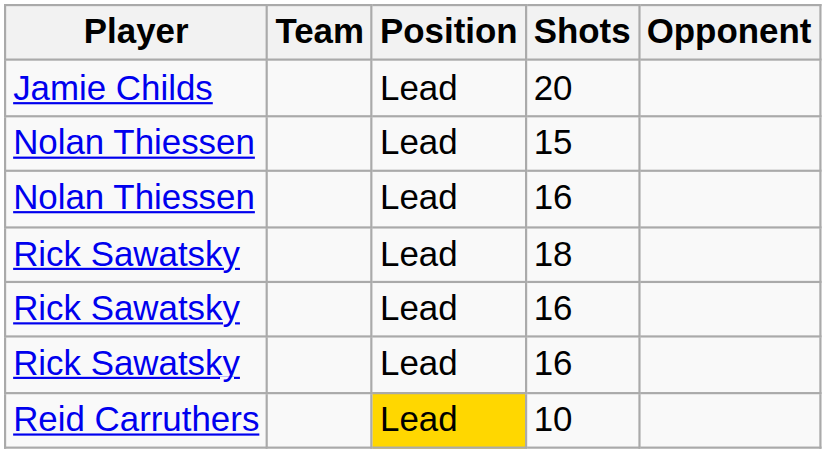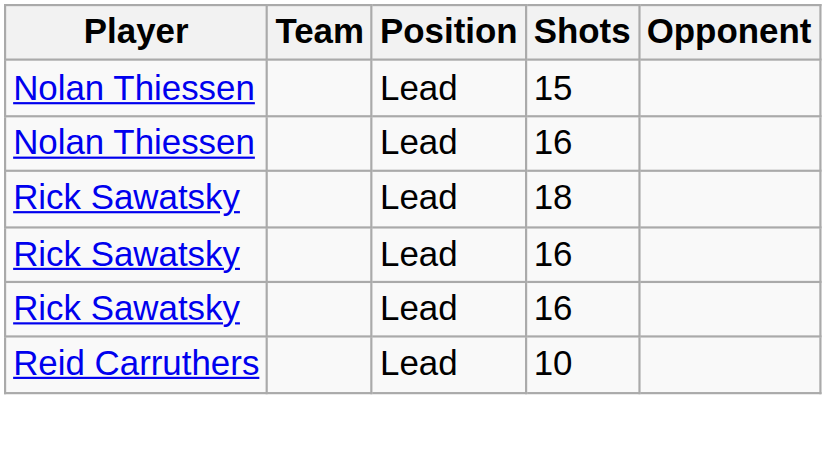- row: (113, 87)
(419, 419) gold background -> (419, 364) no background
